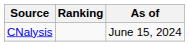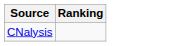- column: (145, 13)
